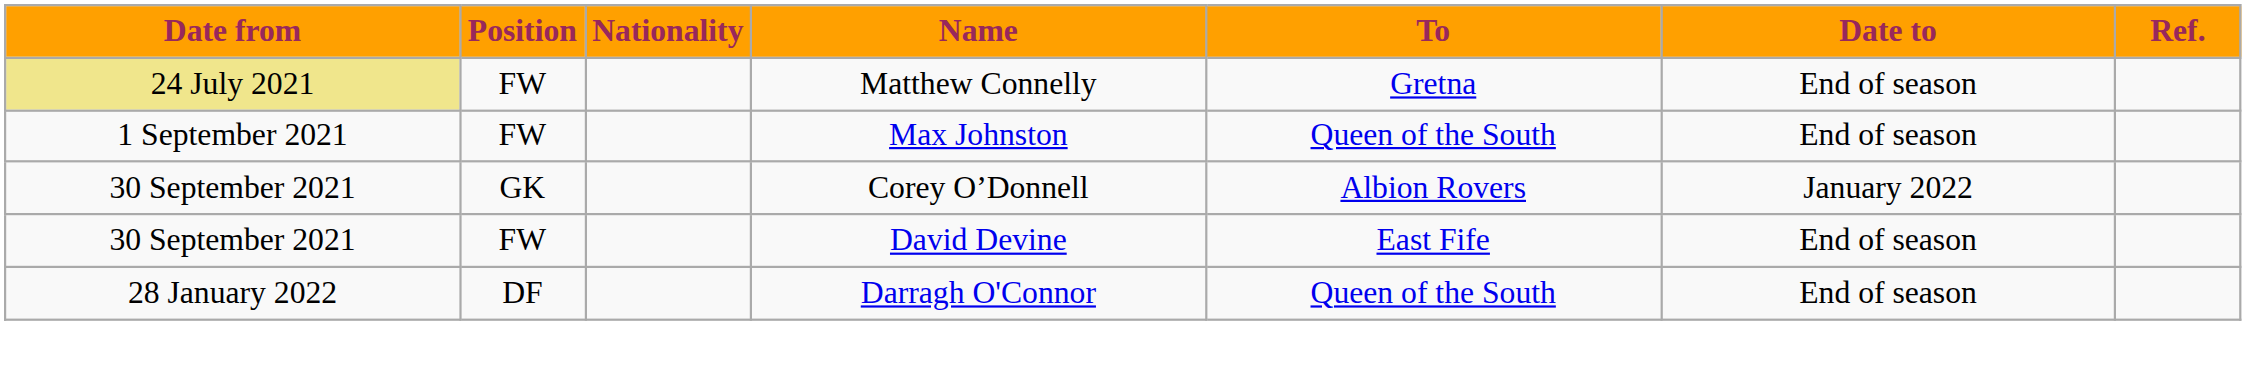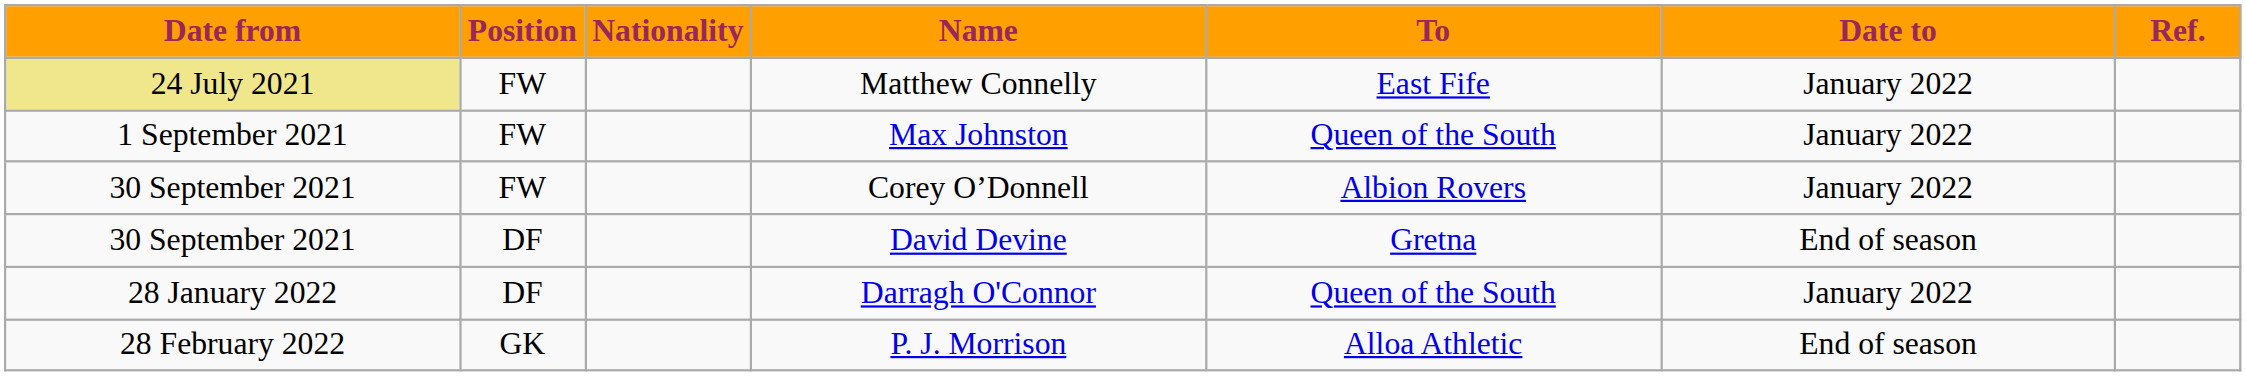(1433, 83) Gretna -> (1433, 83) East Fife
(1888, 83) End of season -> (1888, 83) January 2022
(1888, 135) End of season -> (1888, 135) January 2022
(522, 187) GK -> (522, 187) FW
(522, 240) FW -> (522, 240) DF
(1433, 240) East Fife -> (1433, 240) Gretna
(1888, 292) End of season -> (1888, 292) January 2022
+ row: (978, 344)
